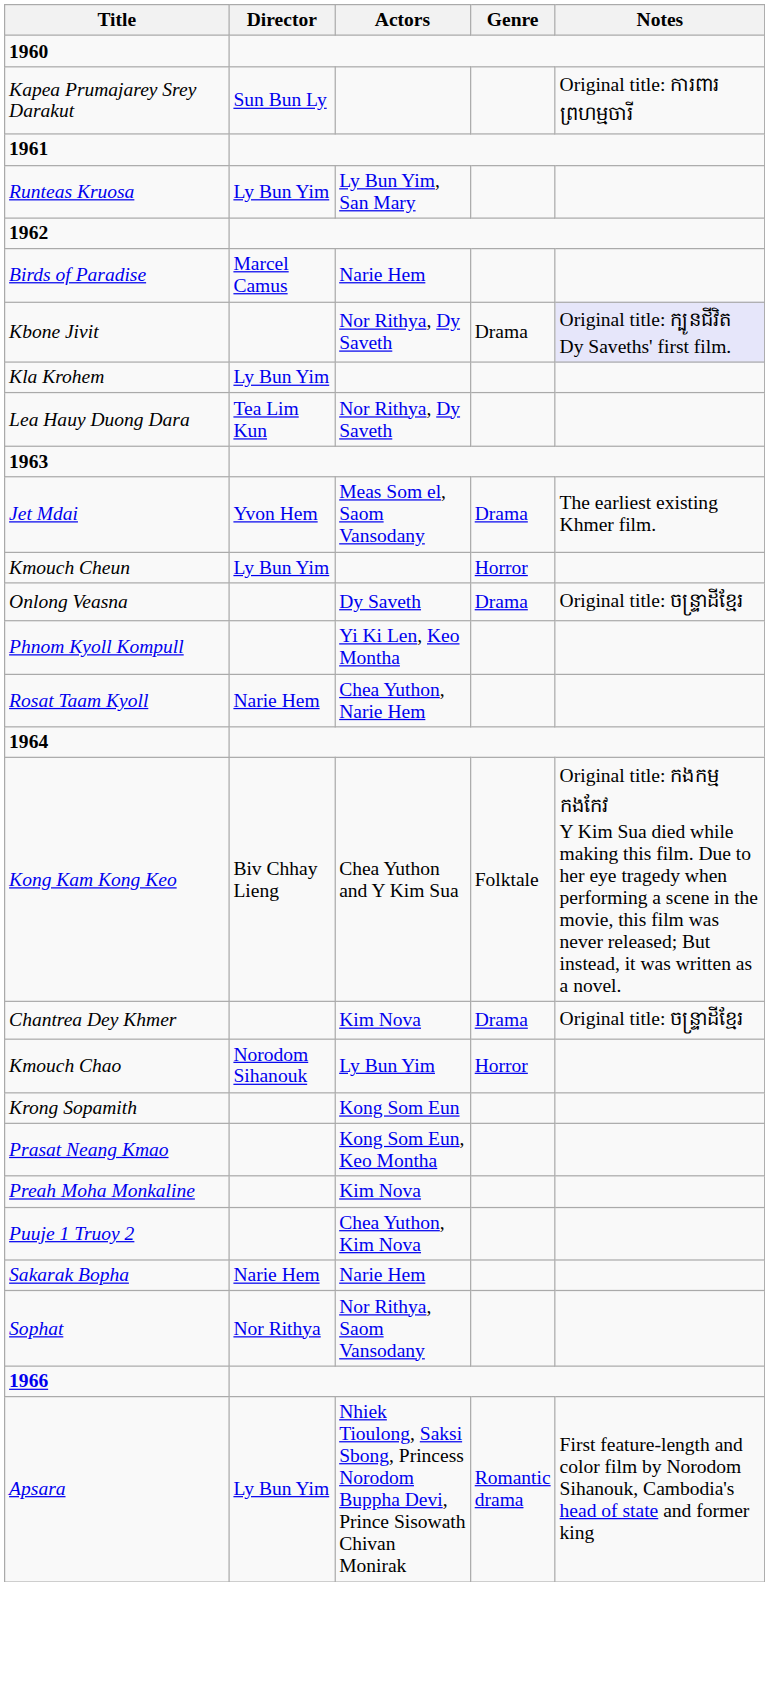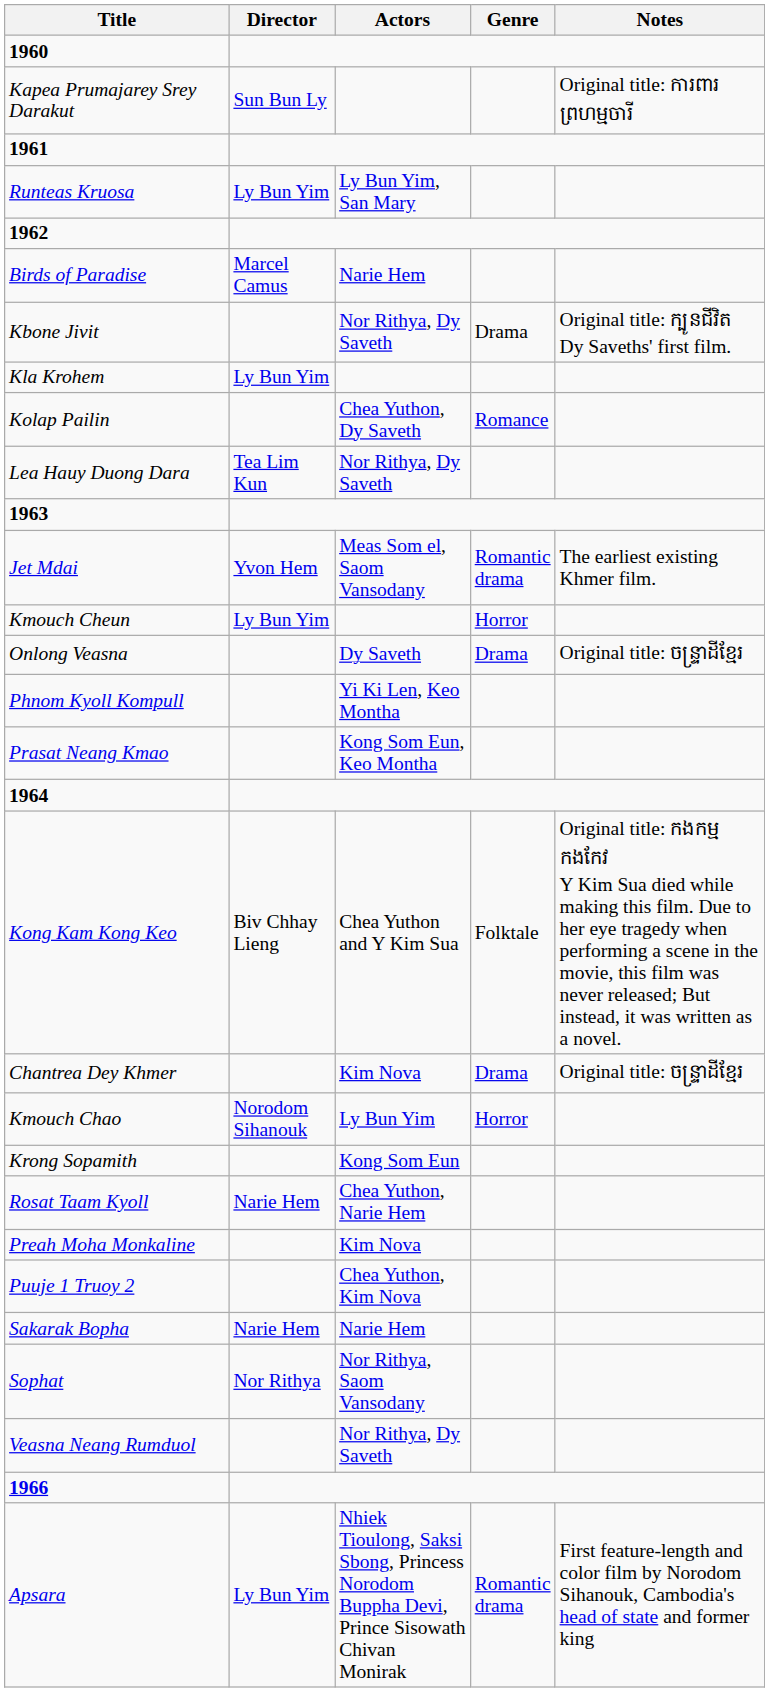(645, 333) lavender background -> (645, 333) no background
+ row: (59, 419)
(501, 514) Drama -> (513, 567) Romantic drama
rows swapped: (79, 700) <-> (89, 1149)
+ row: (102, 1445)
